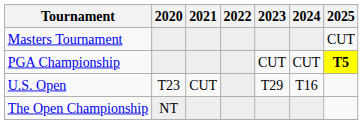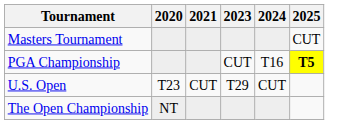- column: (238, 16)
(306, 62) CUT -> (272, 62) T16
(306, 85) T16 -> (272, 85) CUT
